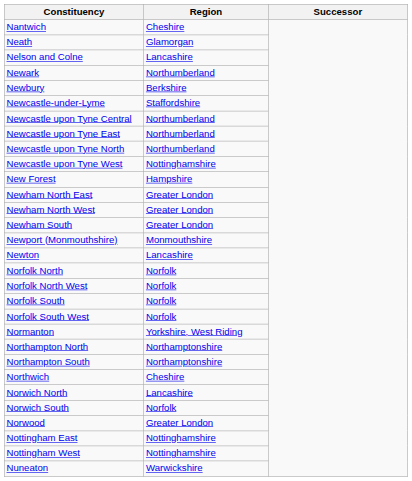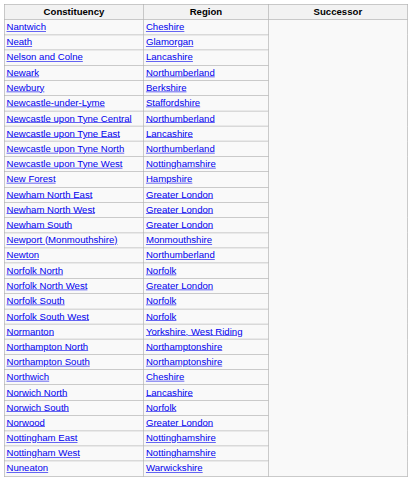(180, 133) Northumberland -> (169, 133) Lancashire
(169, 255) Lancashire -> (180, 255) Northumberland
(161, 286) Norfolk -> (180, 286) Greater London
